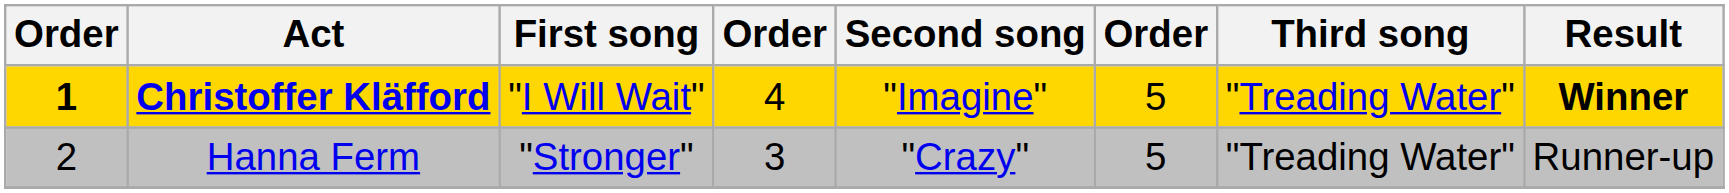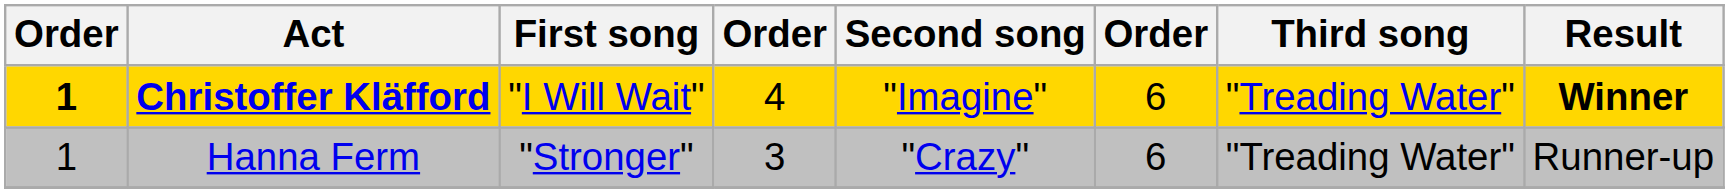(1156, 95) 5 -> (1156, 95) 6
(66, 156) 2 -> (66, 156) 1
(1156, 156) 5 -> (1156, 156) 6
